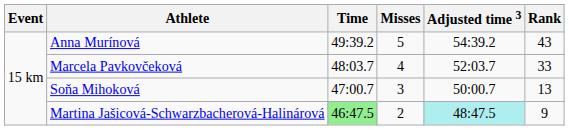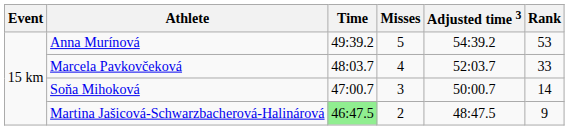(545, 43) 43 -> (545, 43) 53
(545, 90) 13 -> (545, 90) 14
(474, 113) paleturquoise background -> (474, 113) no background
